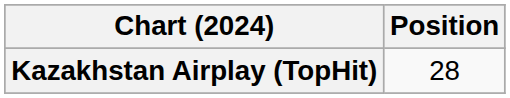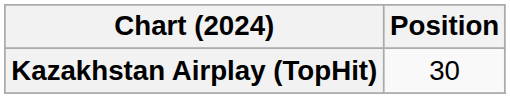(445, 70) 28 -> (445, 70) 30
